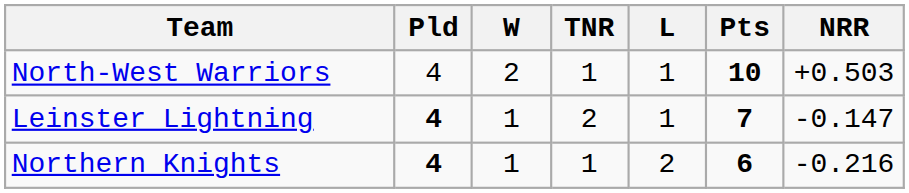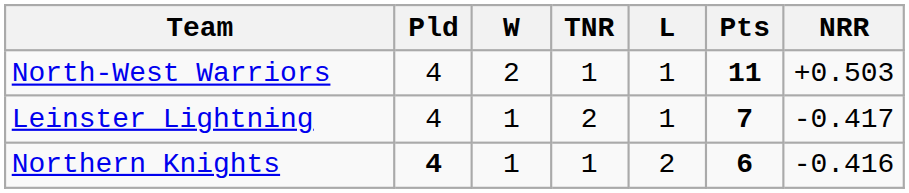(745, 73) 10 -> (745, 73) 11
(434, 119) bold -> (434, 119) normal
(844, 119) -0.147 -> (844, 119) -0.417
(844, 165) -0.216 -> (844, 165) -0.416
